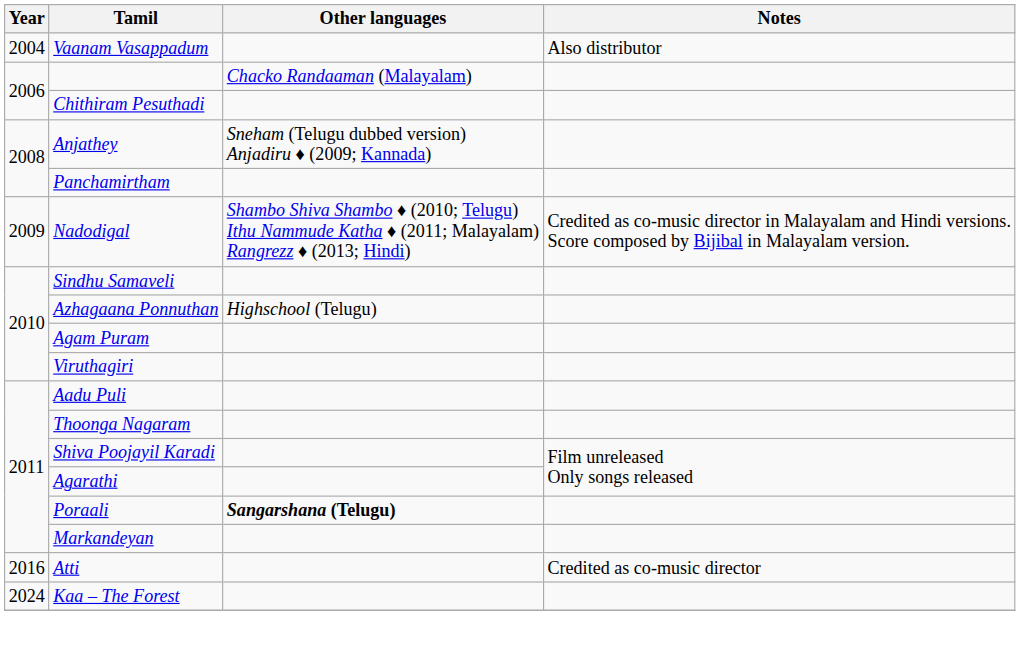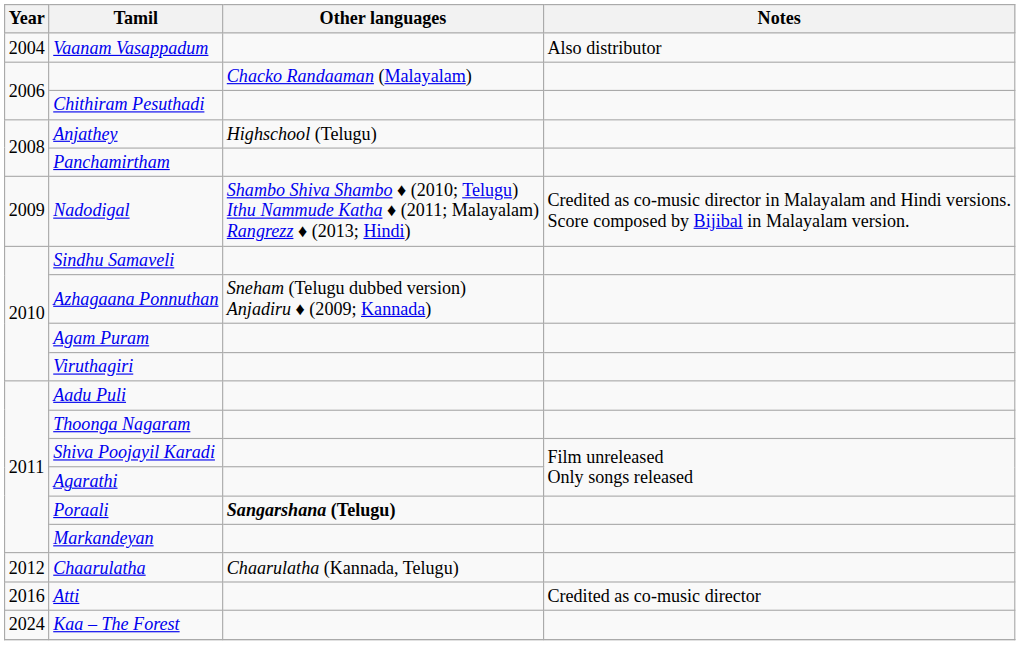(346, 143) Sneham (Telugu dubbed version) Anjadiru ♦ (2009; Kannada) -> (302, 133) Highschool (Telugu)
(302, 309) Highschool (Telugu) -> (346, 299) Sneham (Telugu dubbed version) Anjadiru ♦ (2009; Kannada)
+ row: (27, 567)
